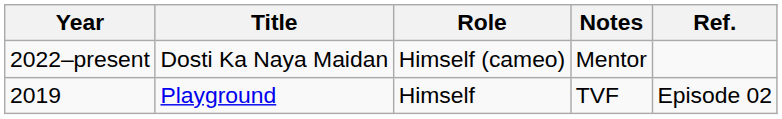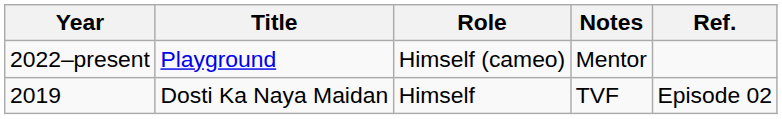(274, 58) Dosti Ka Naya Maidan -> (218, 58) Playground
(218, 95) Playground -> (274, 95) Dosti Ka Naya Maidan
